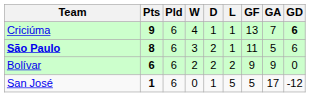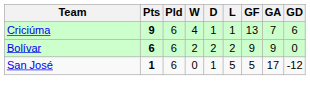(295, 30) bold -> (295, 30) normal
- row: (34, 48)
